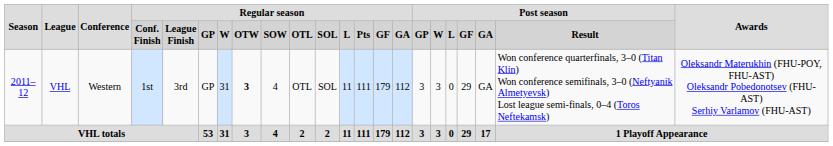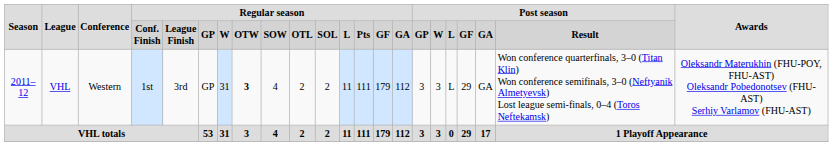(302, 87) OTL -> (302, 87) 2
(327, 87) SOL -> (327, 87) 2
(451, 87) 0 -> (451, 87) L
